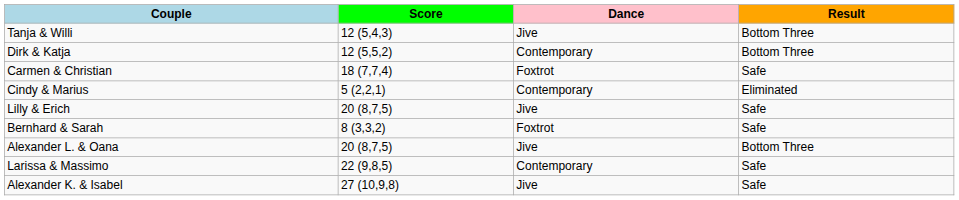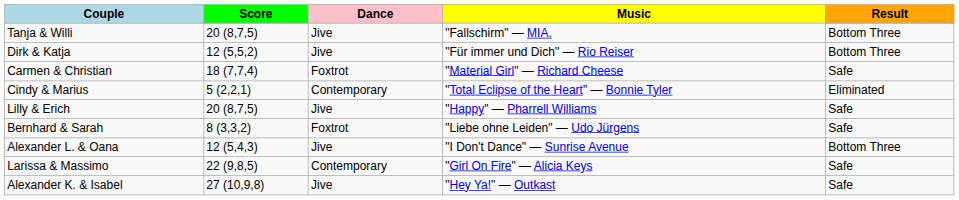+ column: (634, 14)
(367, 33) 12 (5,4,3) -> (232, 33) 20 (8,7,5)
(554, 52) Contemporary -> (322, 52) Jive
(367, 147) 20 (8,7,5) -> (232, 147) 12 (5,4,3)
